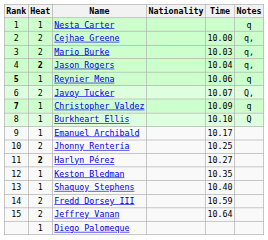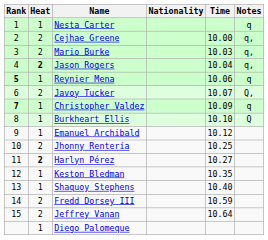(220, 133) 10.17 -> (220, 133) 10.12
